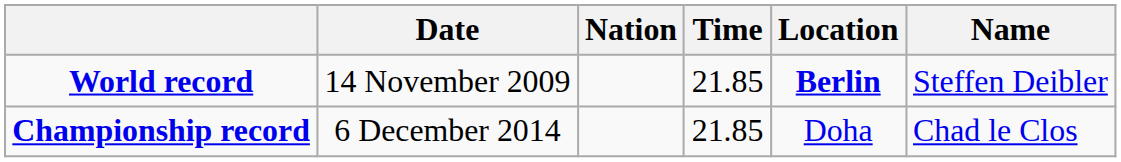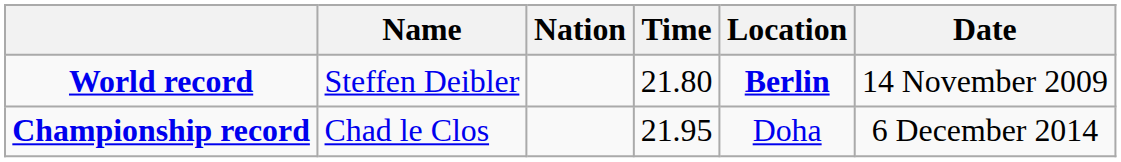columns swapped: (1010, 29) <-> (447, 29)
(728, 80) 21.85 -> (677, 80) 21.80
(728, 130) 21.85 -> (677, 130) 21.95
